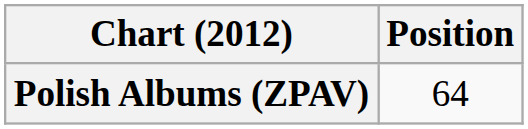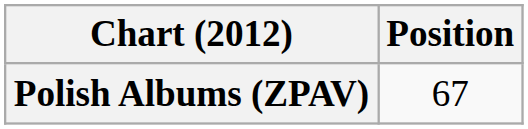(450, 92) 64 -> (450, 92) 67
